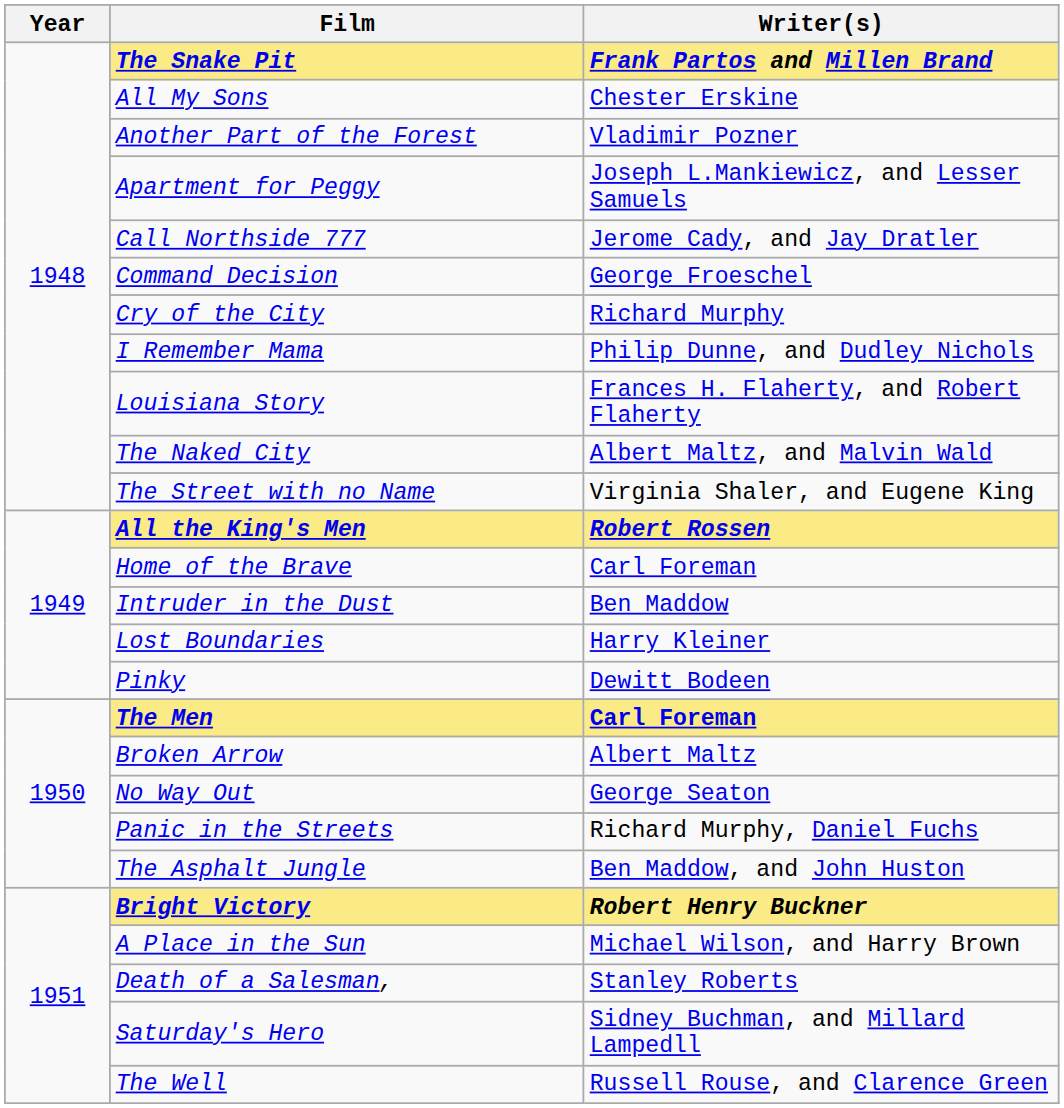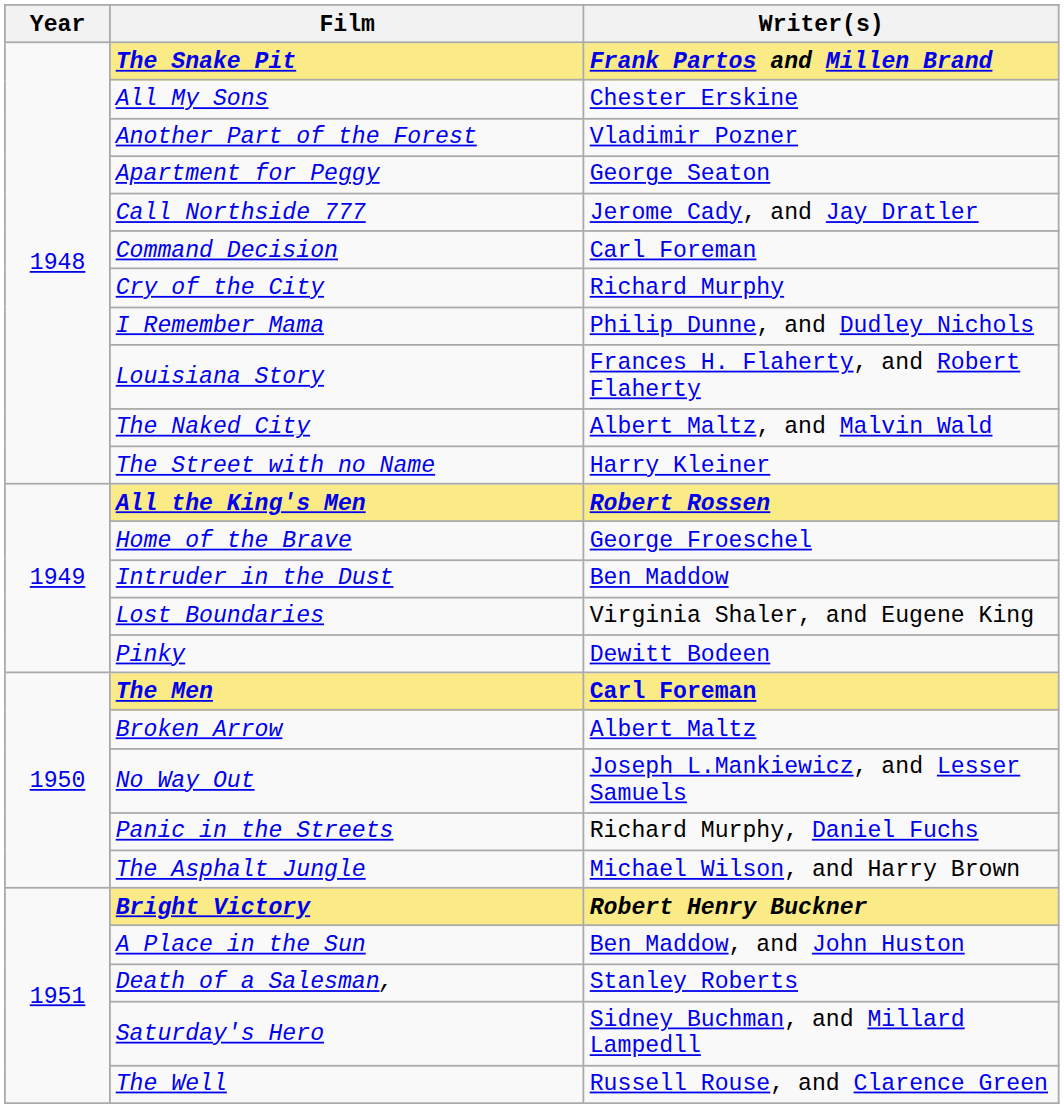(805, 188) Joseph L.Mankiewicz, and Lesser Samuels -> (680, 175) George Seaton
(701, 277) George Froeschel -> (673, 250) Carl Foreman
(812, 492) Virginia Shaler, and Eugene King -> (680, 465) Harry Kleiner
(673, 567) Carl Foreman -> (701, 541) George Froeschel
(680, 643) Harry Kleiner -> (812, 616) Virginia Shaler, and Eugene King
(680, 794) George Seaton -> (805, 780) Joseph L.Mankiewicz, and Lesser Samuels
(777, 869) Ben Maddow, and John Huston -> (805, 869) Michael Wilson, and Harry Brown
(805, 945) Michael Wilson, and Harry Brown -> (777, 945) Ben Maddow, and John Huston
